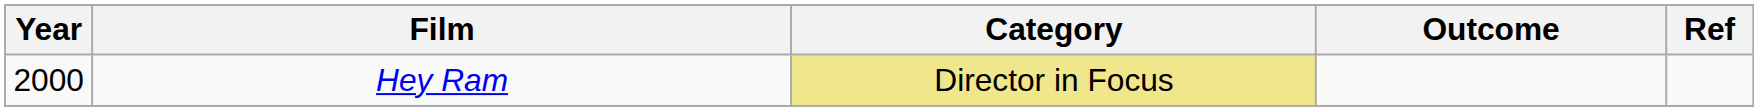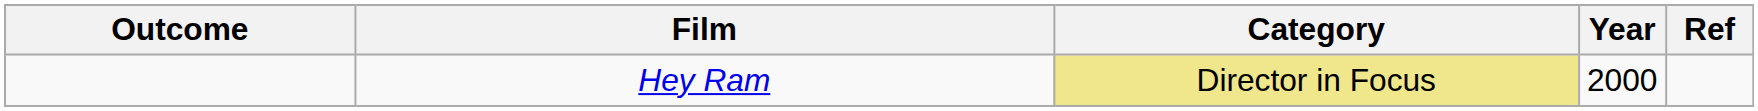columns swapped: (49, 29) <-> (1491, 29)
